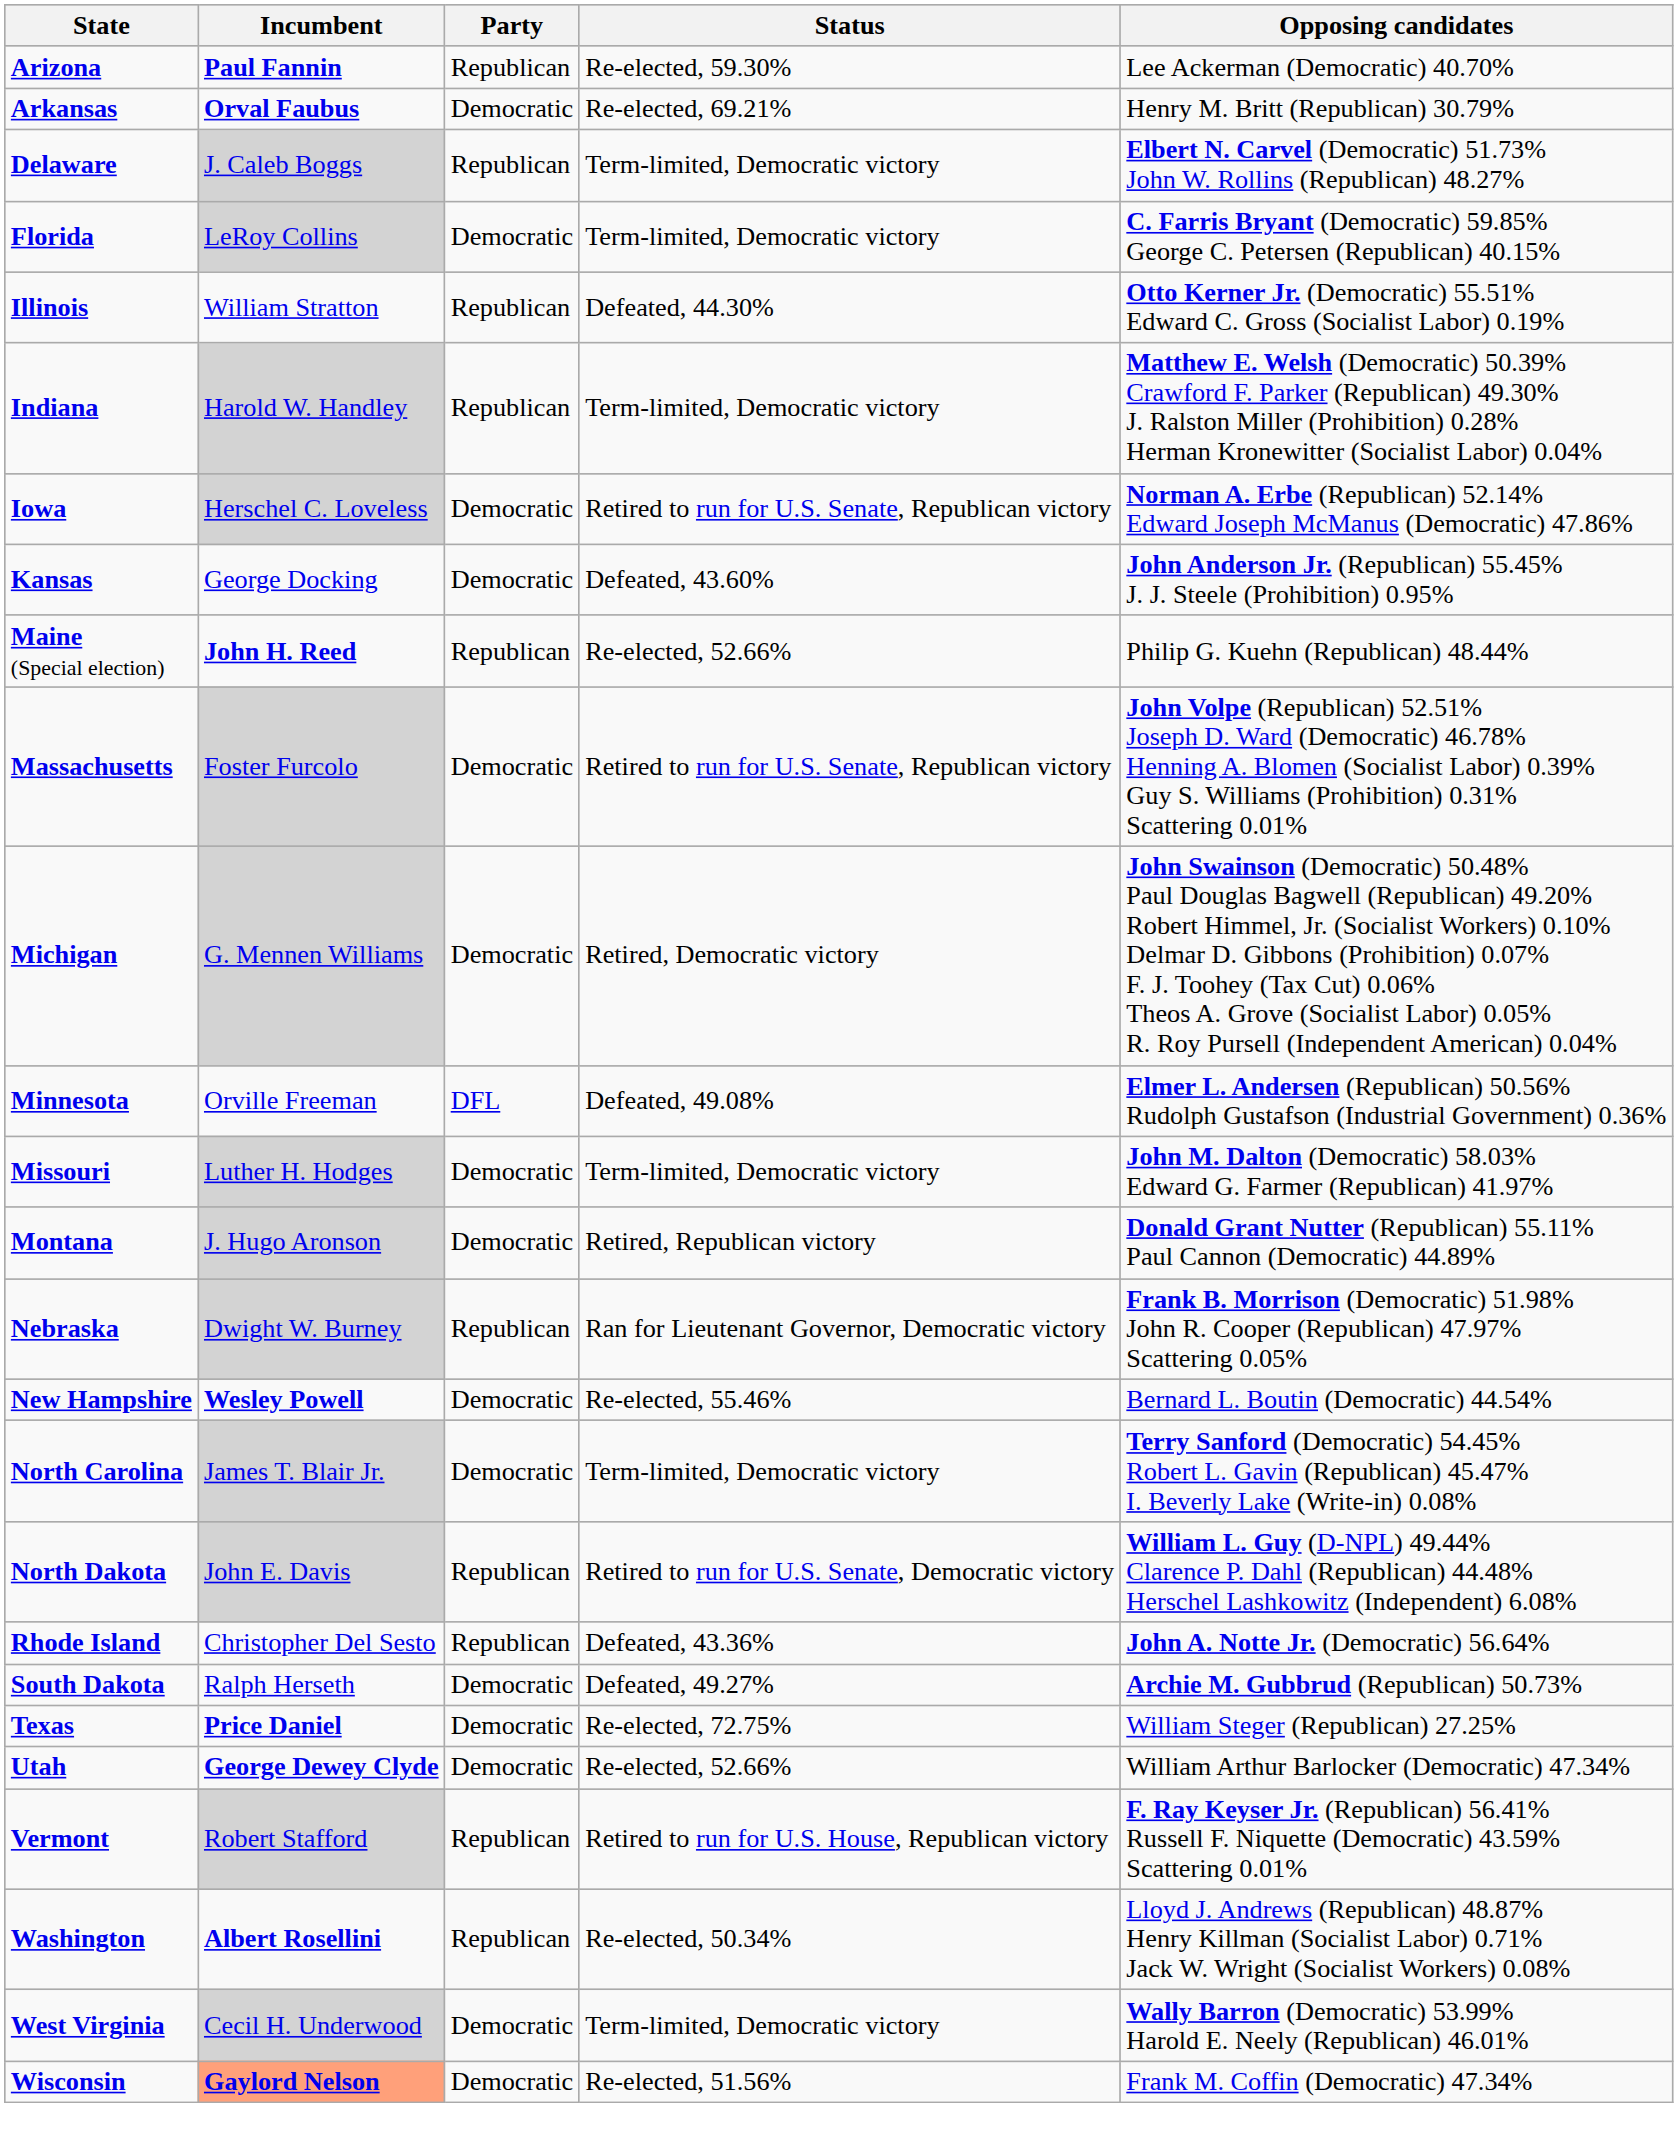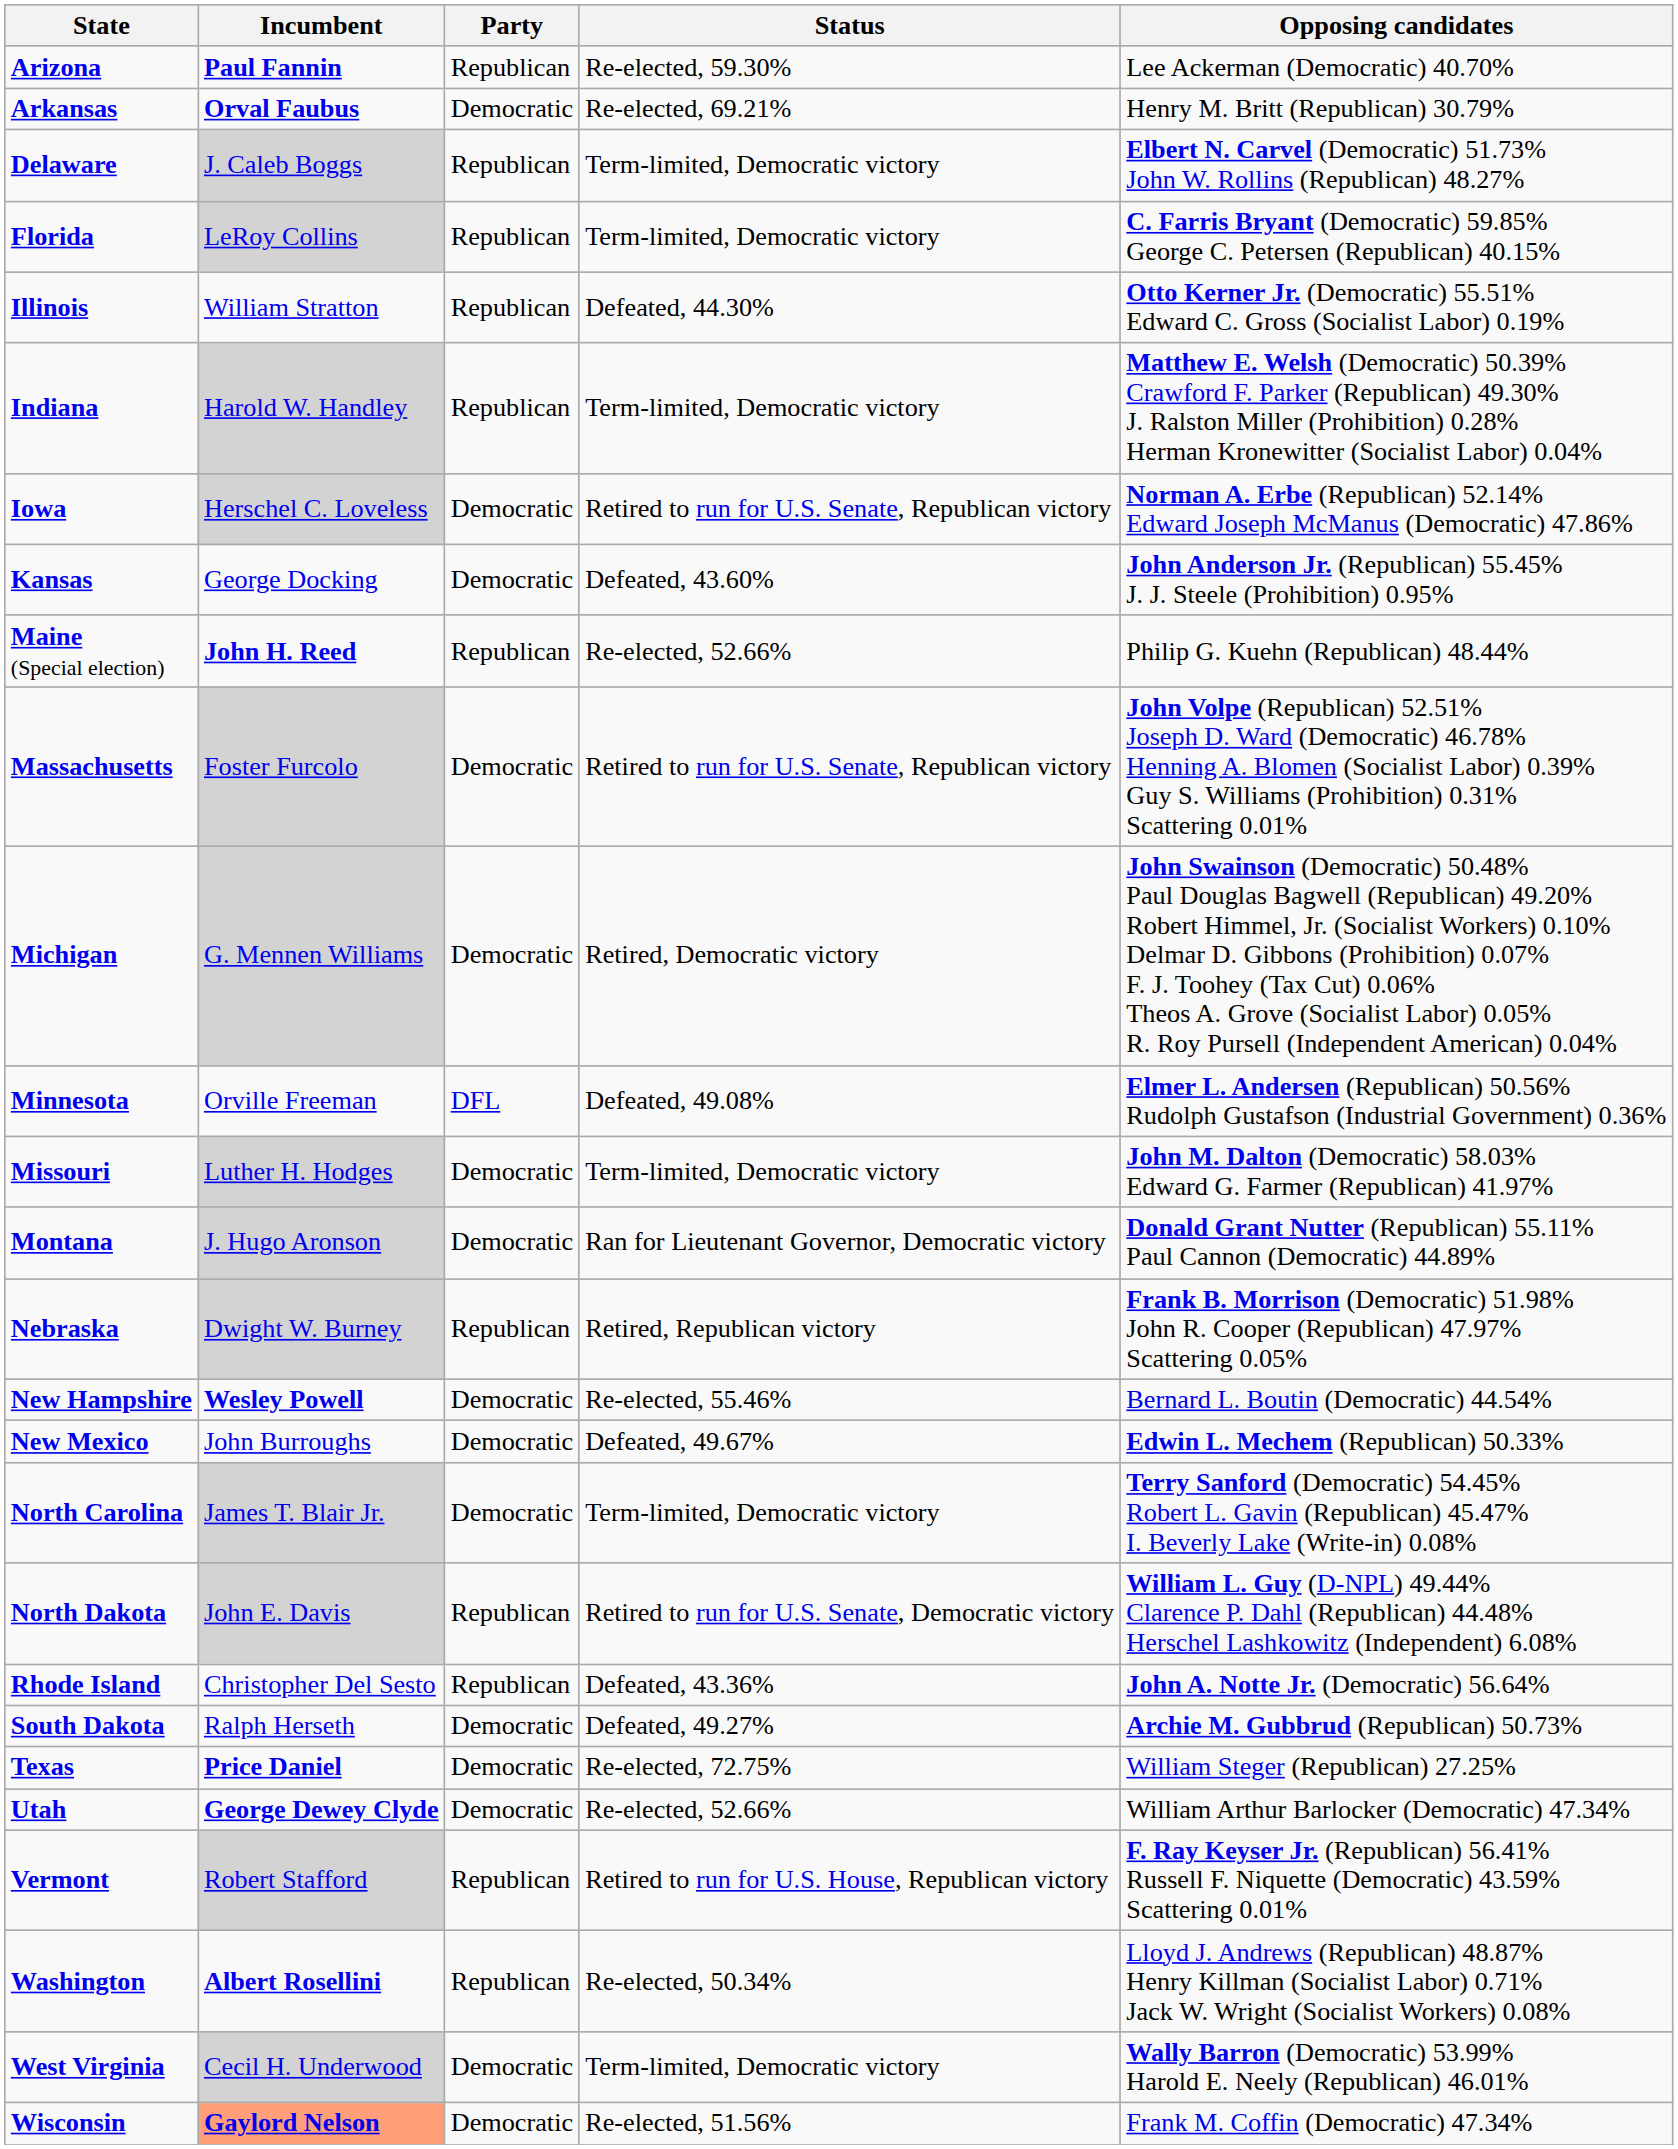(512, 236) Democratic -> (510, 236) Republican
(731, 1242) Retired, Republican victory -> (845, 1242) Ran for Lieutenant Governor, Democratic victory
(845, 1328) Ran for Lieutenant Governor, Democratic victory -> (731, 1328) Retired, Republican victory
+ row: (80, 1441)
